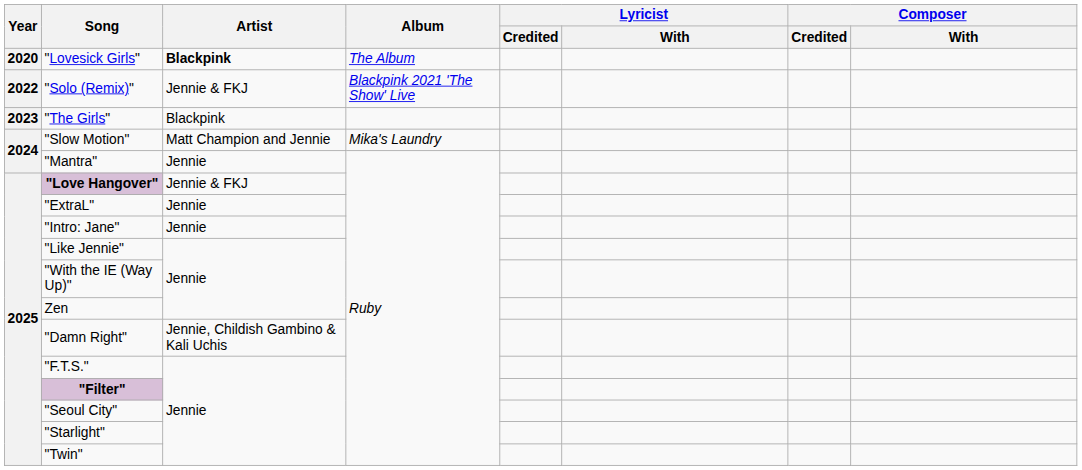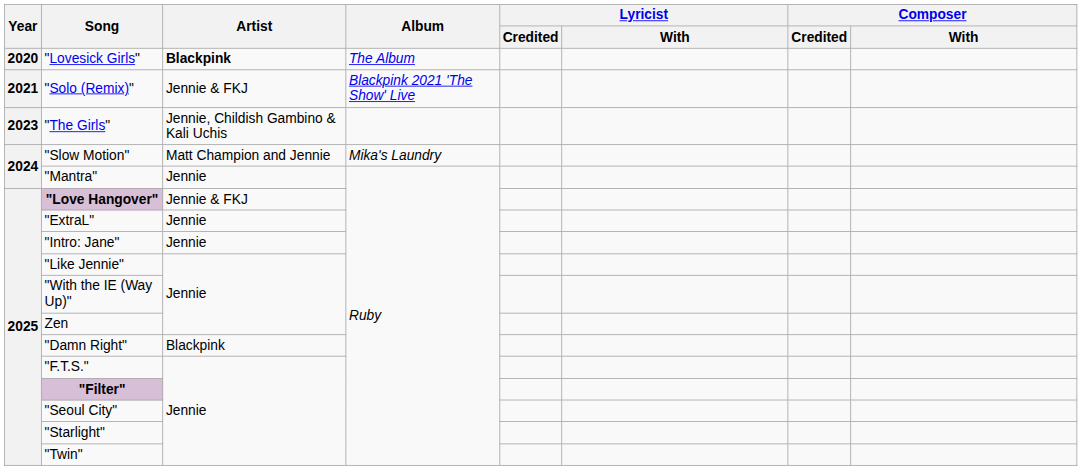(23, 88) 2022 -> (23, 88) 2021
(195, 118) Blackpink -> (251, 125) Jennie, Childish Gambino & Kali Uchis
(251, 337) Jennie, Childish Gambino & Kali Uchis -> (195, 345) Blackpink
